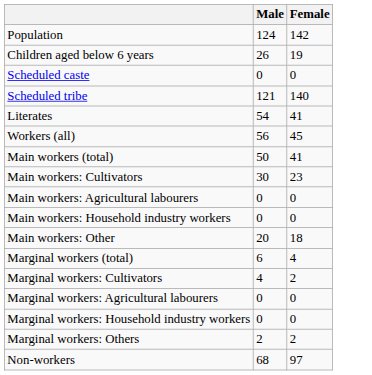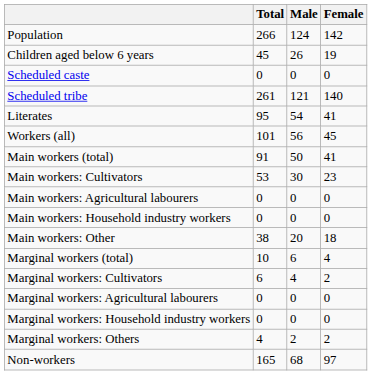+ column: (270, 14)
